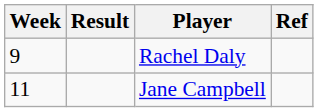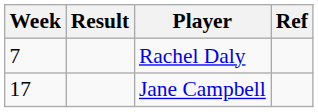(15, 55) 9 -> (15, 55) 7
(20, 89) 11 -> (20, 89) 17
